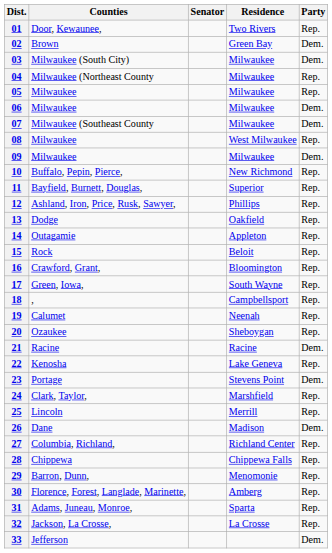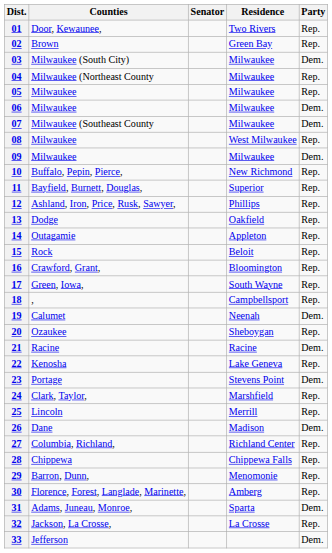(312, 44) Dem. -> (311, 44) Rep.
(311, 316) Rep. -> (312, 316) Dem.
(311, 508) Rep. -> (312, 508) Dem.
